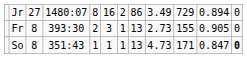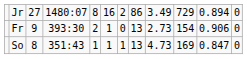(34, 29) 8 -> (34, 29) 9
(109, 29) 3 -> (109, 29) 1
(123, 29) 1 -> (123, 29) 0
(185, 29) 155 -> (185, 29) 154
(214, 29) 0.905 -> (214, 29) 0.906
(185, 45) 171 -> (185, 45) 169
(237, 45) bold -> (237, 45) normal
